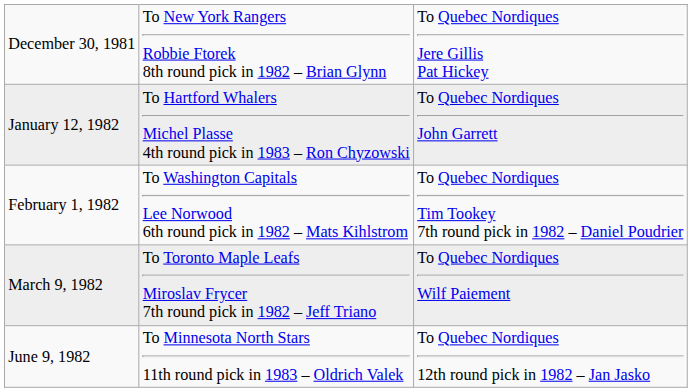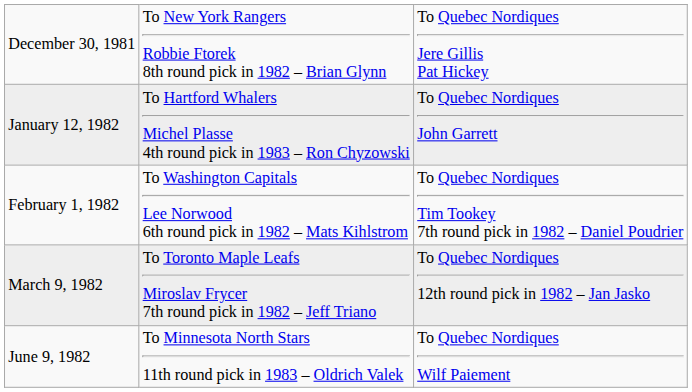(550, 276) To Quebec Nordiques Wilf Paiement -> (550, 276) To Quebec Nordiques 12th round pick in 1982 – Jan Jasko
(550, 356) To Quebec Nordiques 12th round pick in 1982 – Jan Jasko -> (550, 356) To Quebec Nordiques Wilf Paiement
